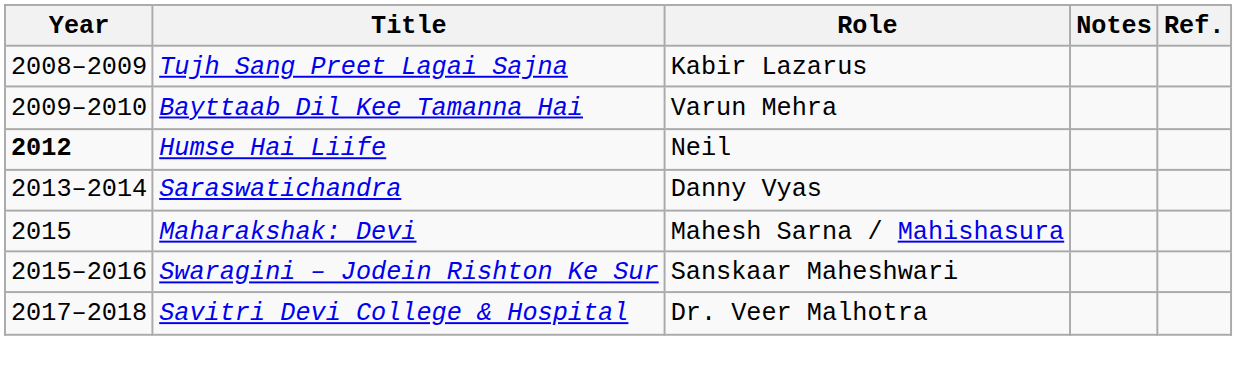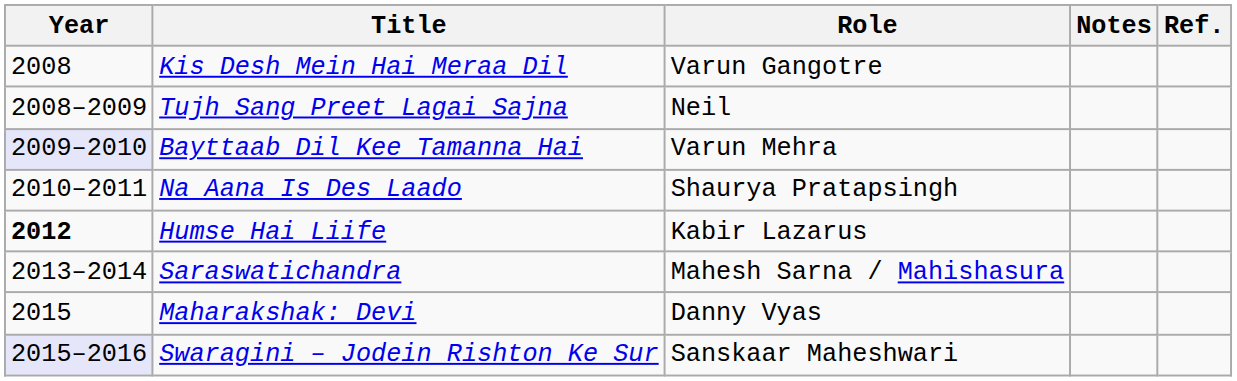+ row: (364, 67)
(769, 67) Kabir Lazarus -> (701, 108) Neil
(79, 108) no background -> (79, 149) lavender background
+ row: (311, 190)
(701, 149) Neil -> (769, 231) Kabir Lazarus
(746, 190) Danny Vyas -> (867, 272) Mahesh Sarna / Mahishasura
(867, 231) Mahesh Sarna / Mahishasura -> (746, 313) Danny Vyas
(79, 272) no background -> (79, 354) lavender background
- row: (394, 313)
